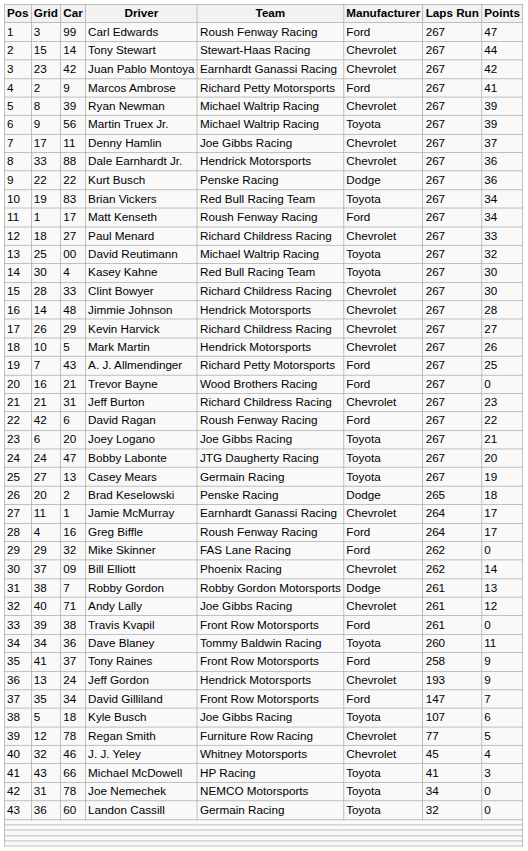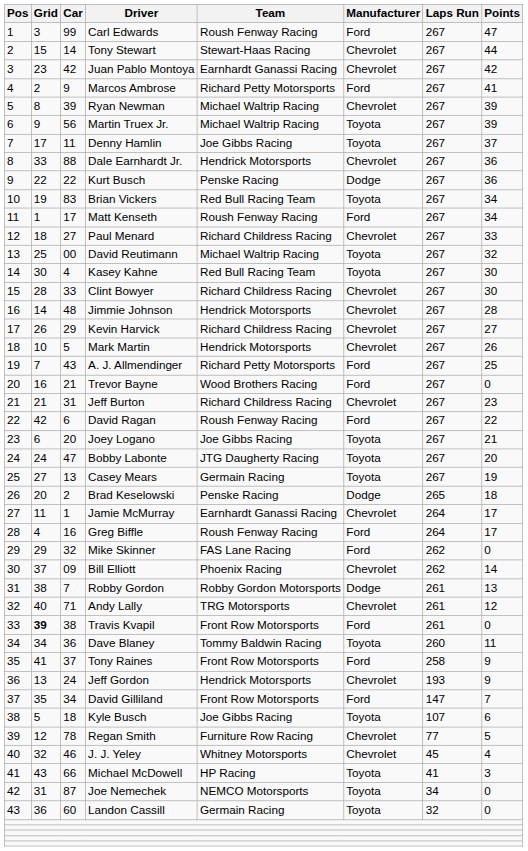(371, 143) Chevrolet -> (363, 143) Toyota
(246, 606) Joe Gibbs Racing -> (245, 606) TRG Motorsports
(40, 625) normal -> (40, 625) bold
(70, 791) 78 -> (70, 791) 87
